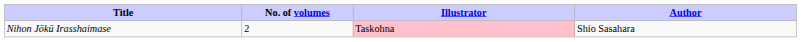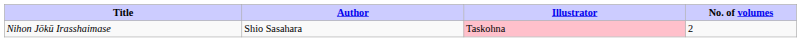columns swapped: (686, 12) <-> (297, 12)
